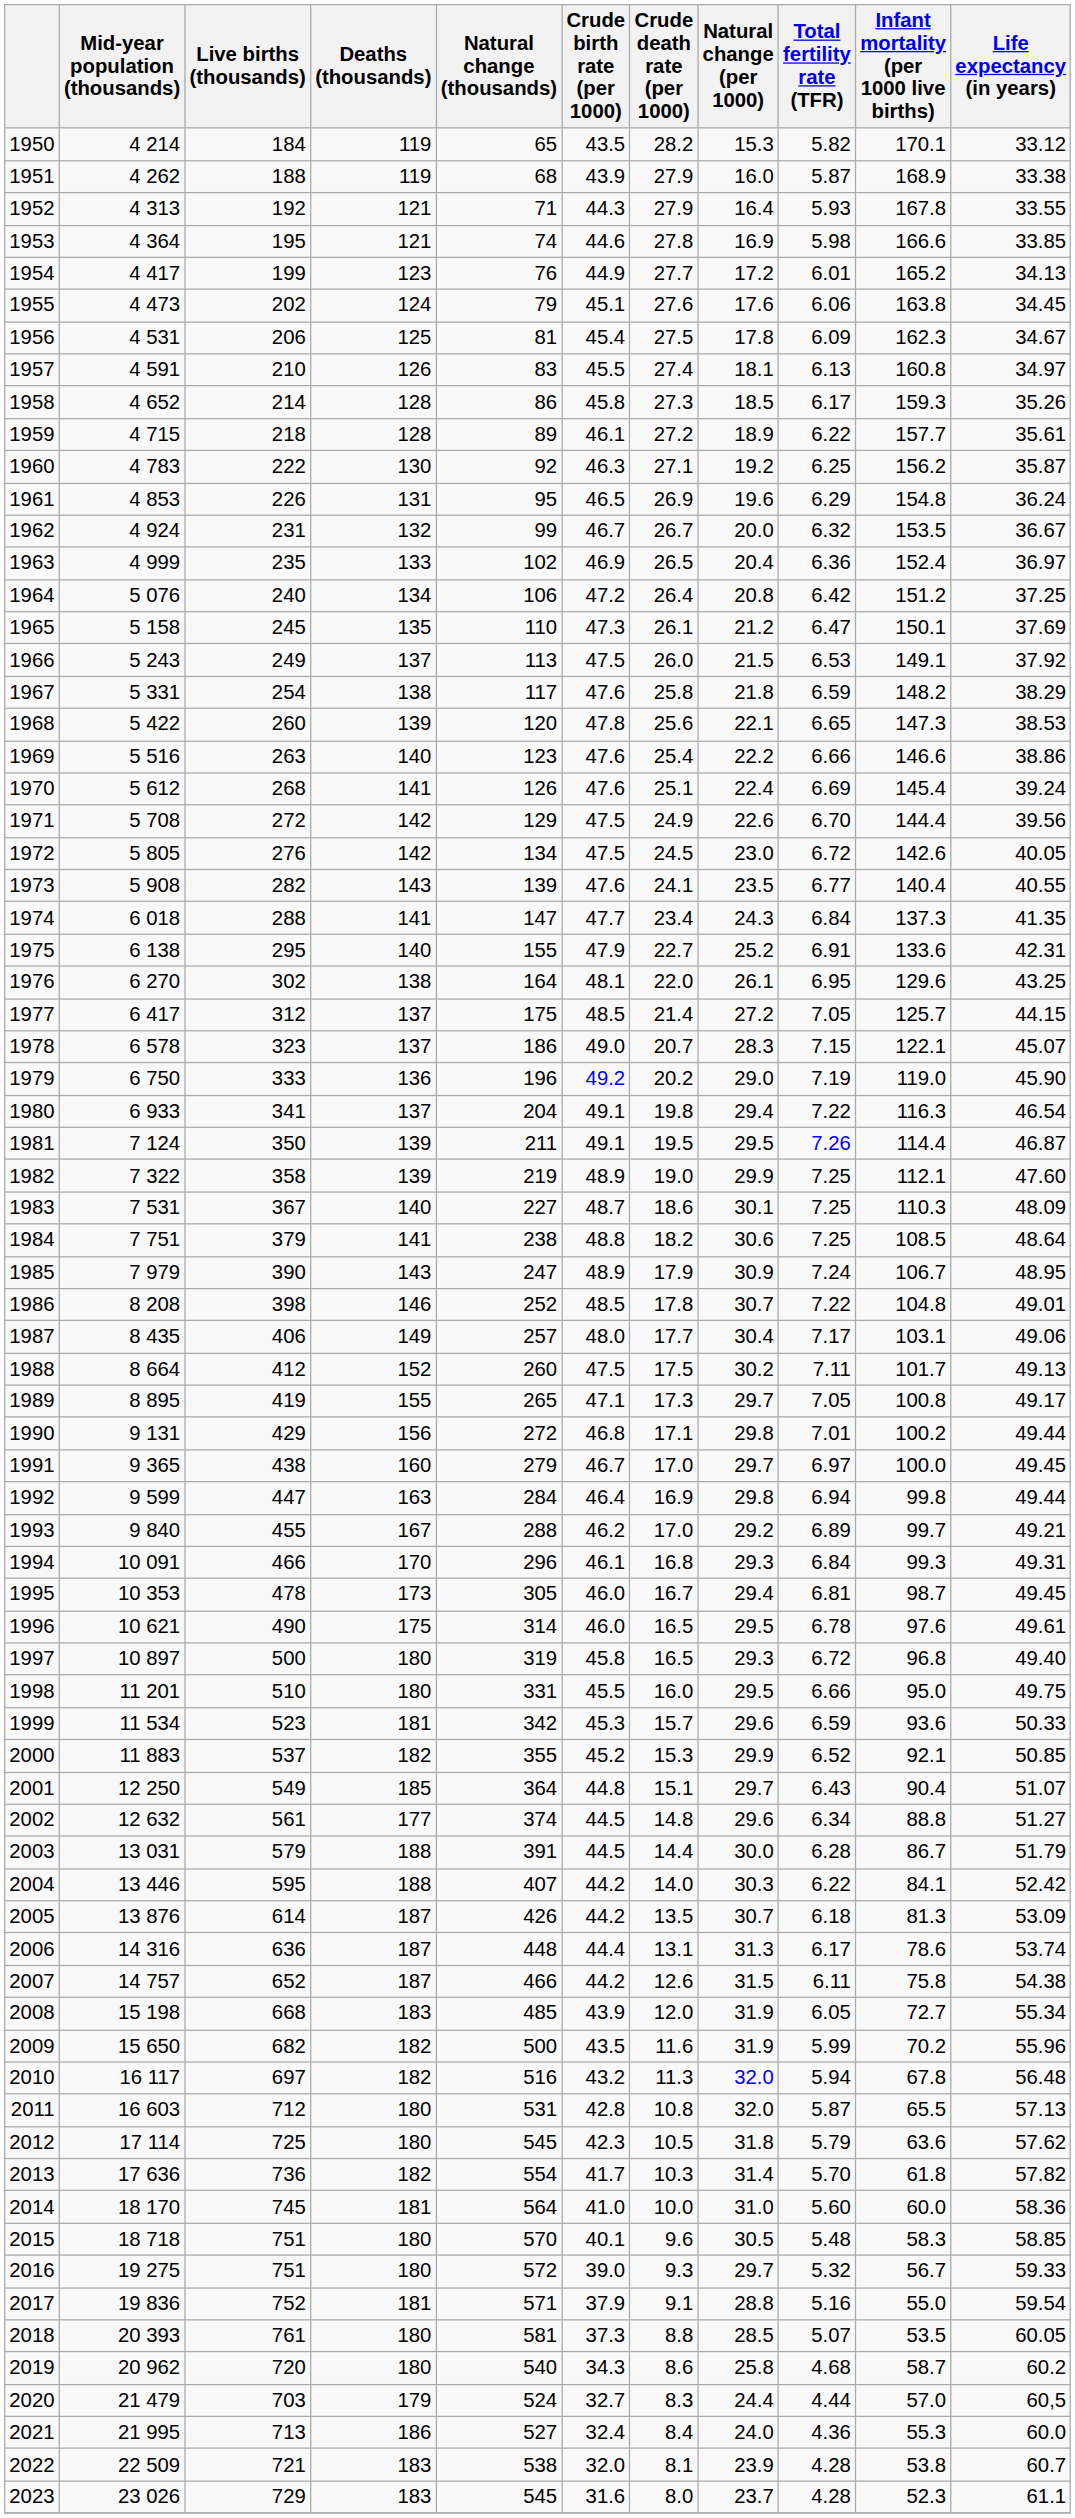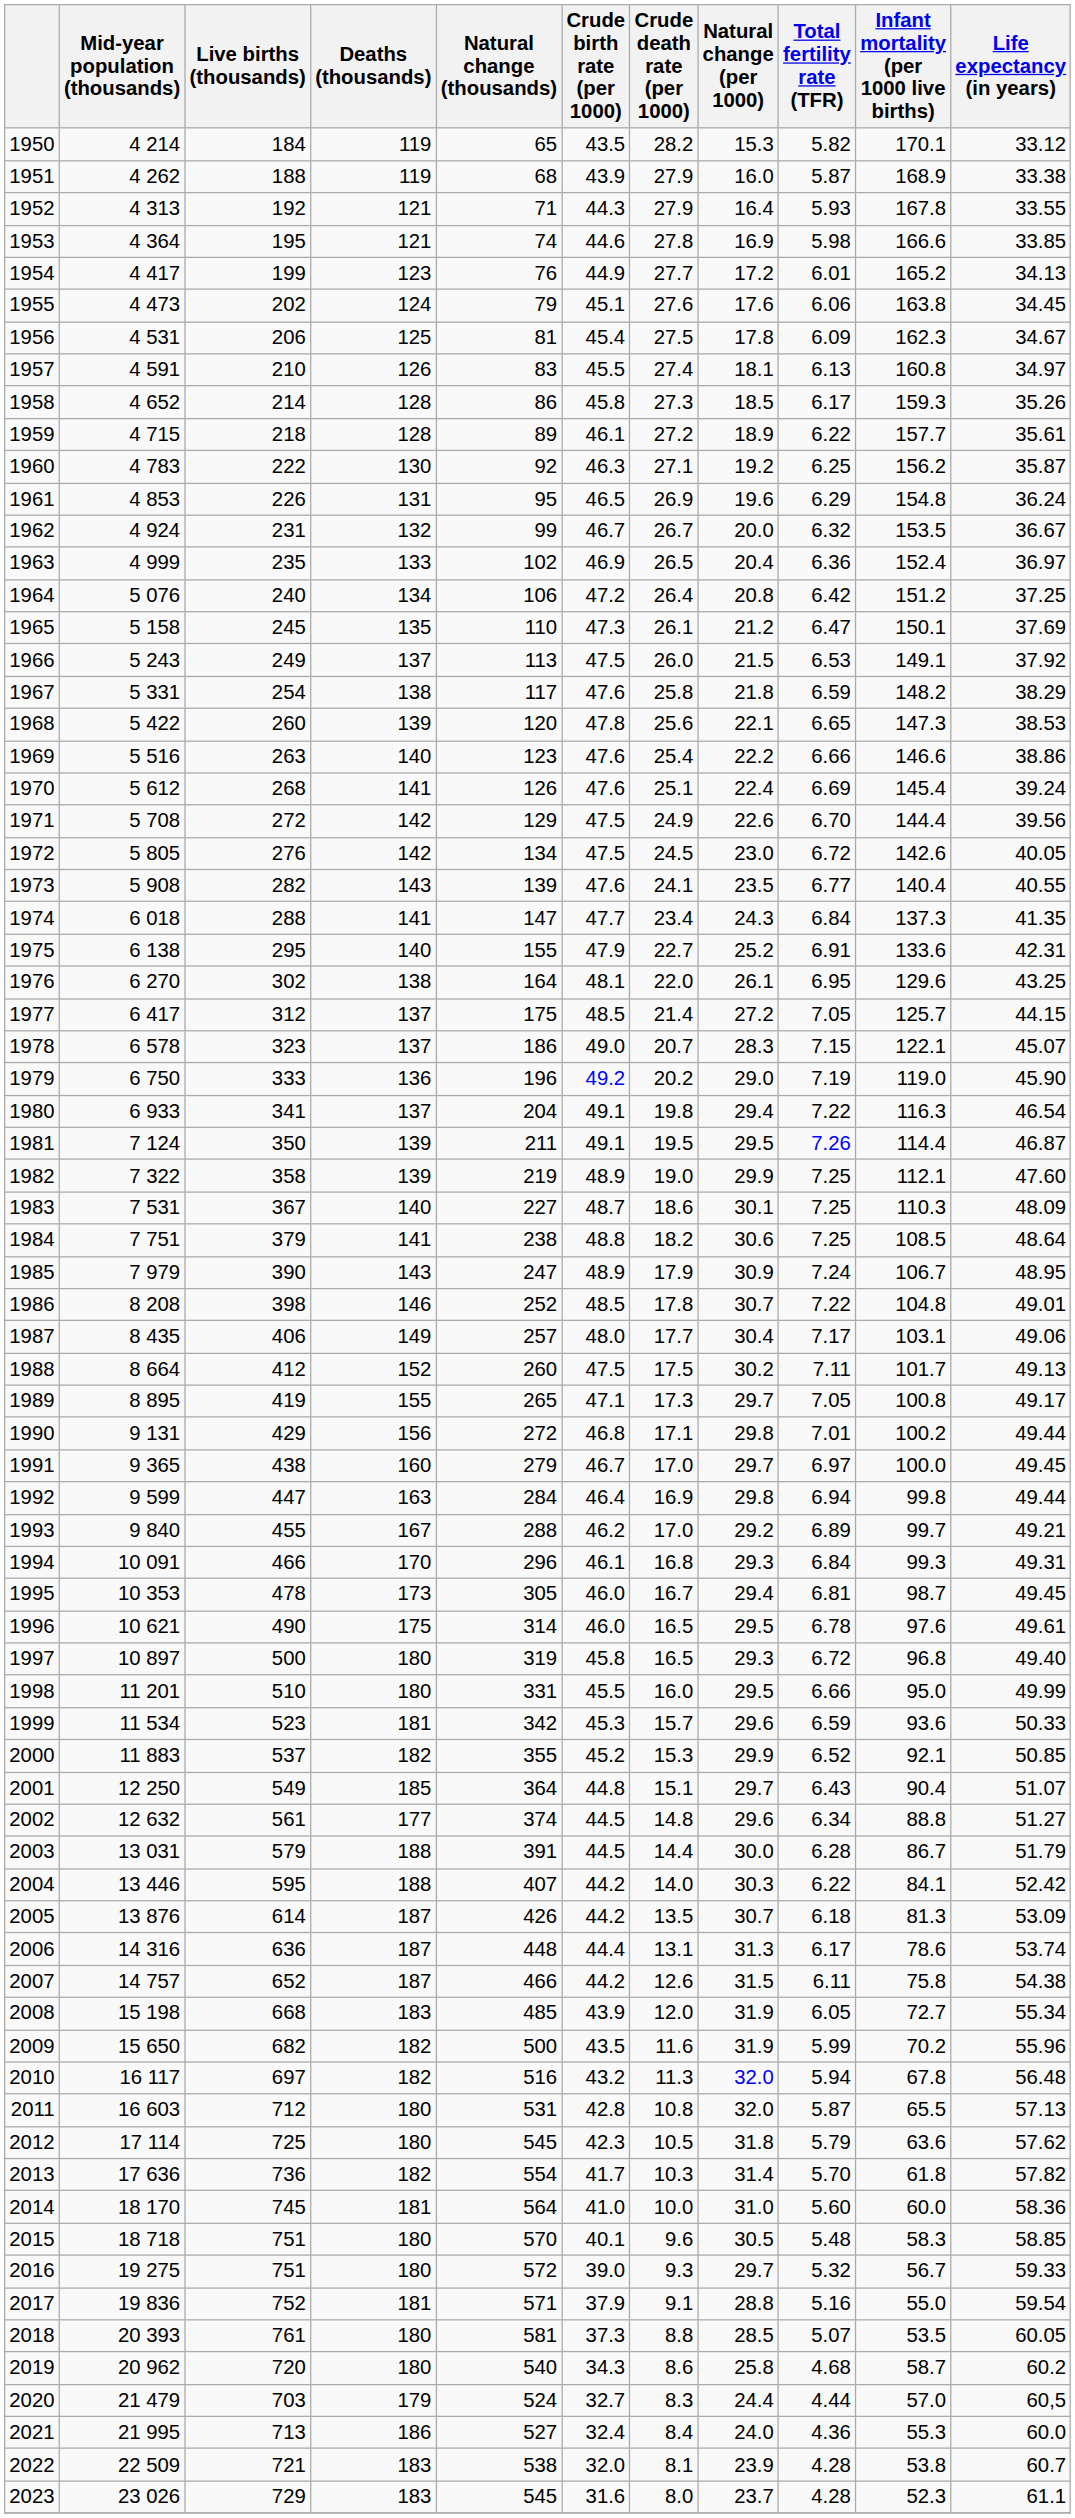(1041, 1691) 49.75 -> (1041, 1691) 49.99
